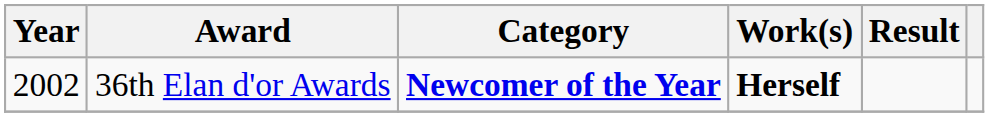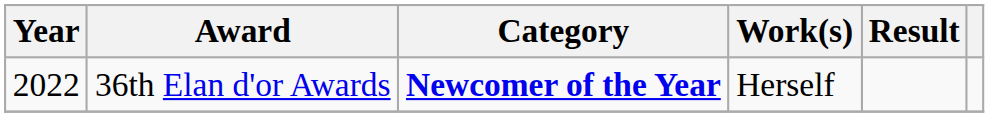(46, 84) 2002 -> (46, 84) 2022
(788, 84) bold -> (785, 84) normal
